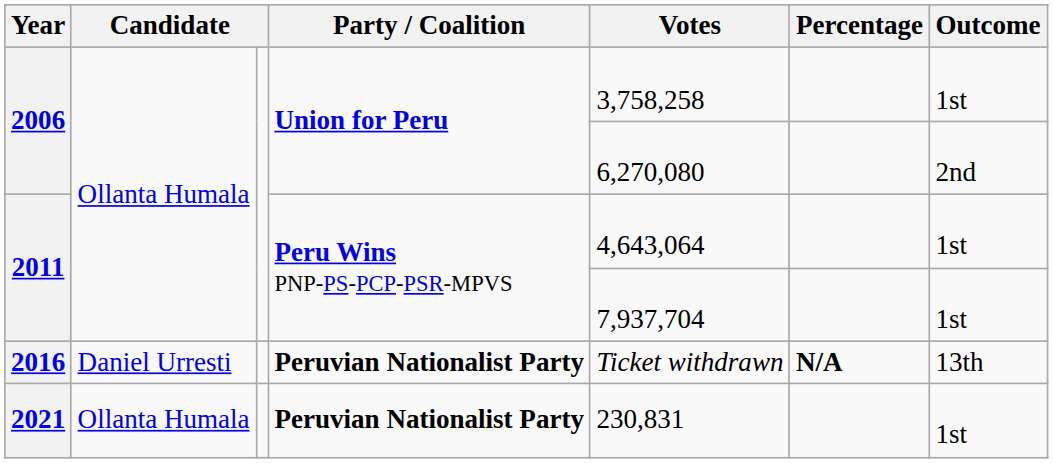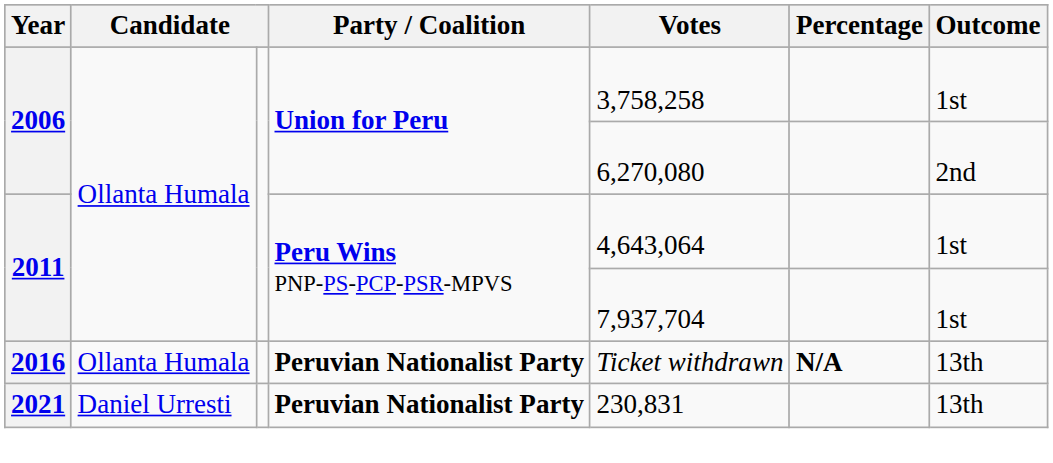(155, 362) Daniel Urresti -> (164, 362) Ollanta Humala
(164, 420) Ollanta Humala -> (155, 404) Daniel Urresti
(951, 435) 1st -> (960, 404) 13th
